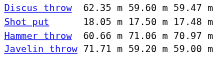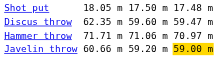rows swapped: (27, 22) <-> (38, 8)
(103, 35) 60.66 m -> (103, 35) 71.71 m
(103, 49) 71.71 m -> (103, 49) 60.66 m
(193, 49) no background -> (193, 49) gold background
